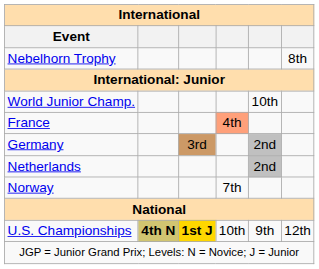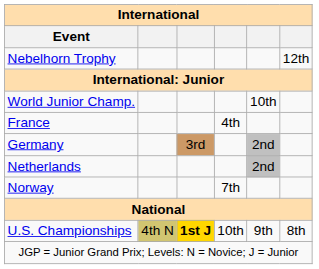(298, 58) 8th -> (296, 58) 12th
(232, 123) lightsalmon background -> (231, 123) no background
(158, 230) bold -> (158, 230) normal
(298, 230) 12th -> (296, 230) 8th
